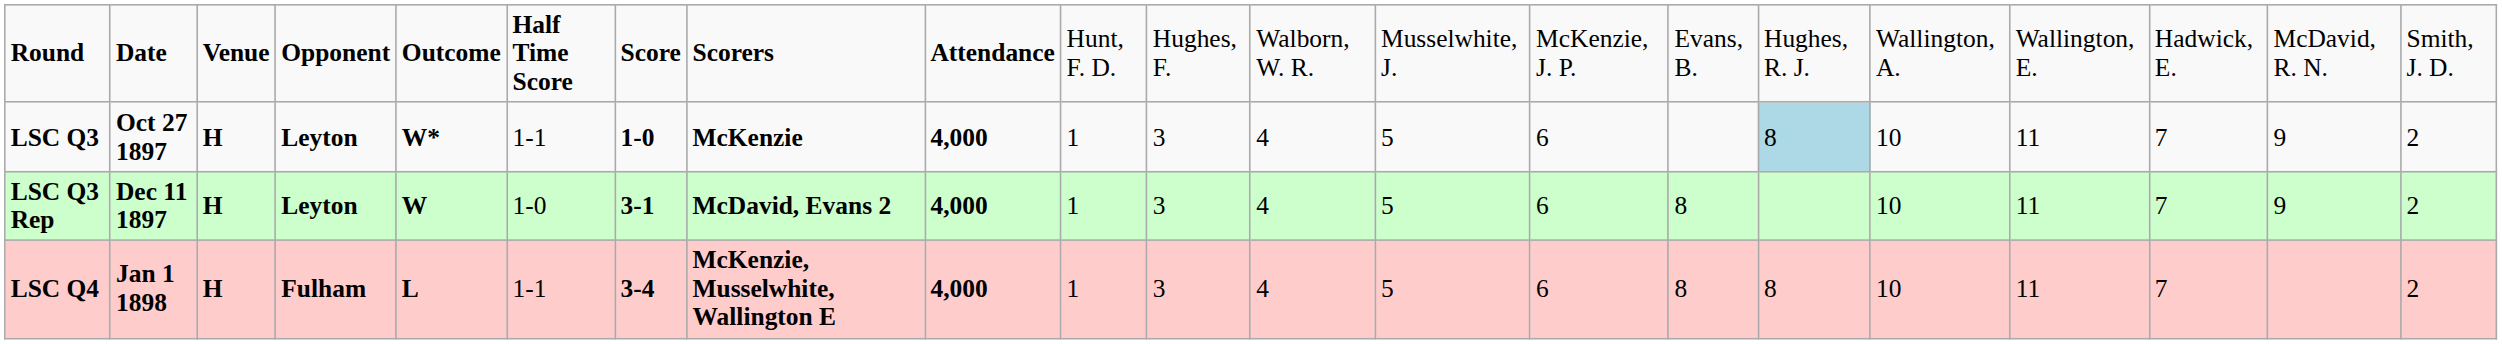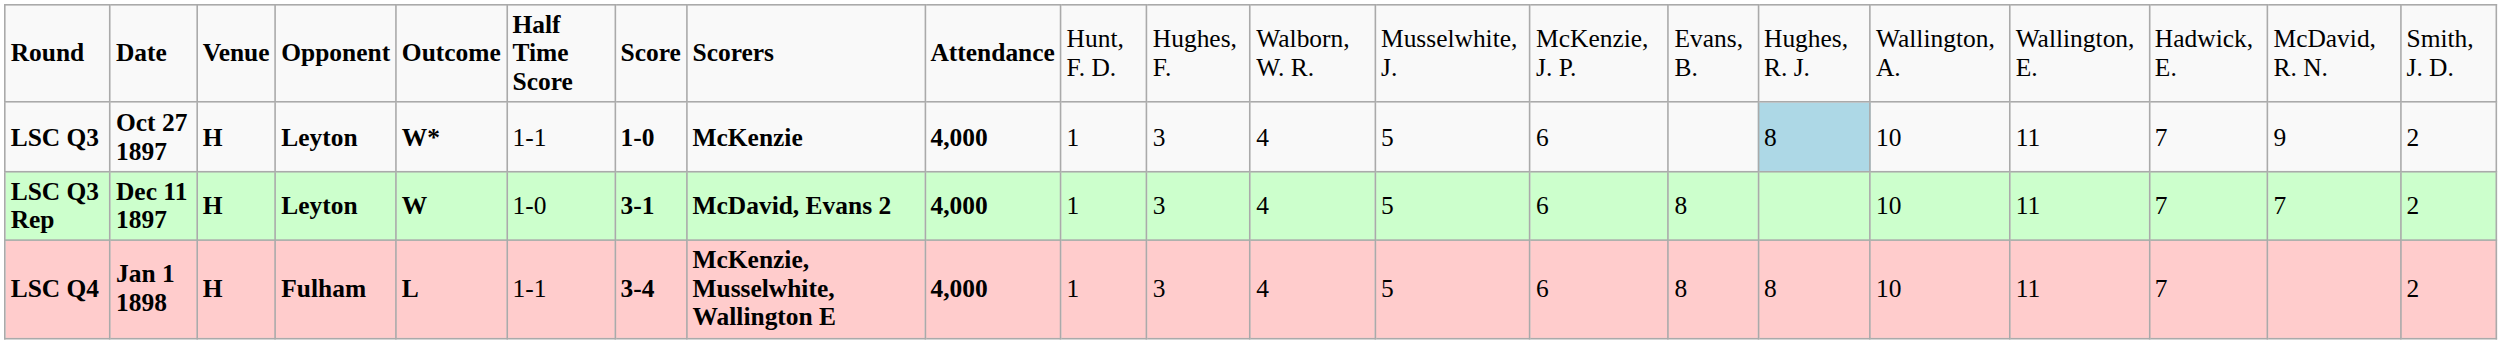(2280, 205) 9 -> (2280, 205) 7
